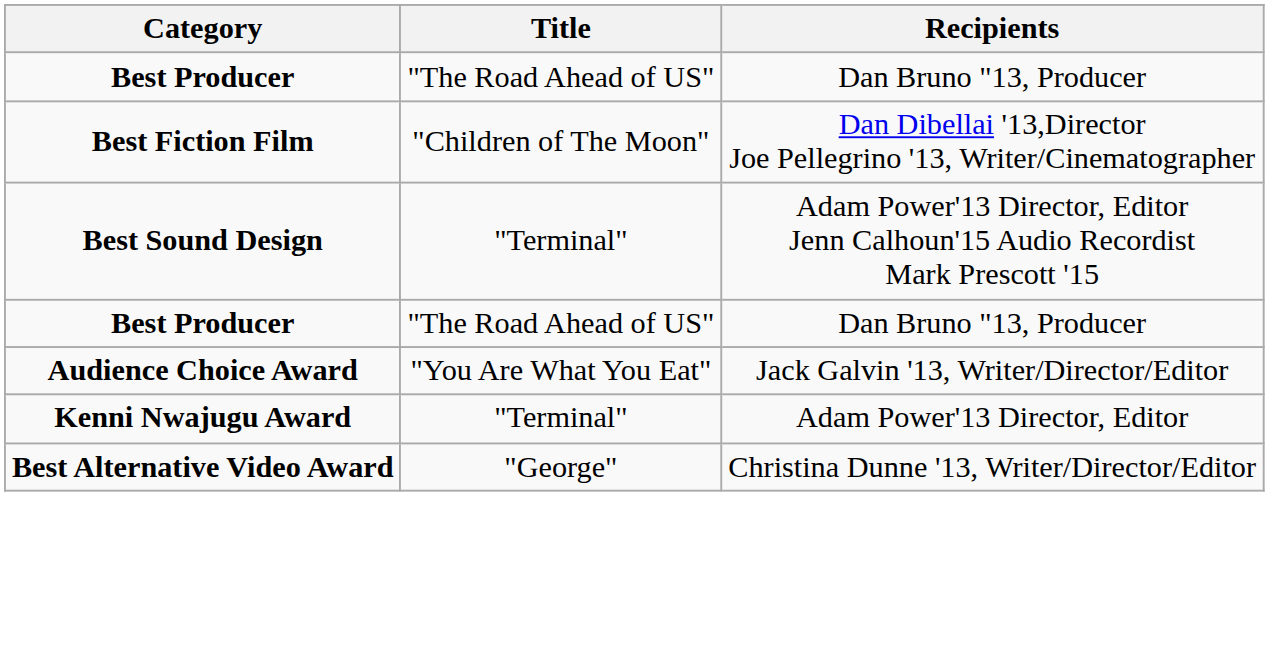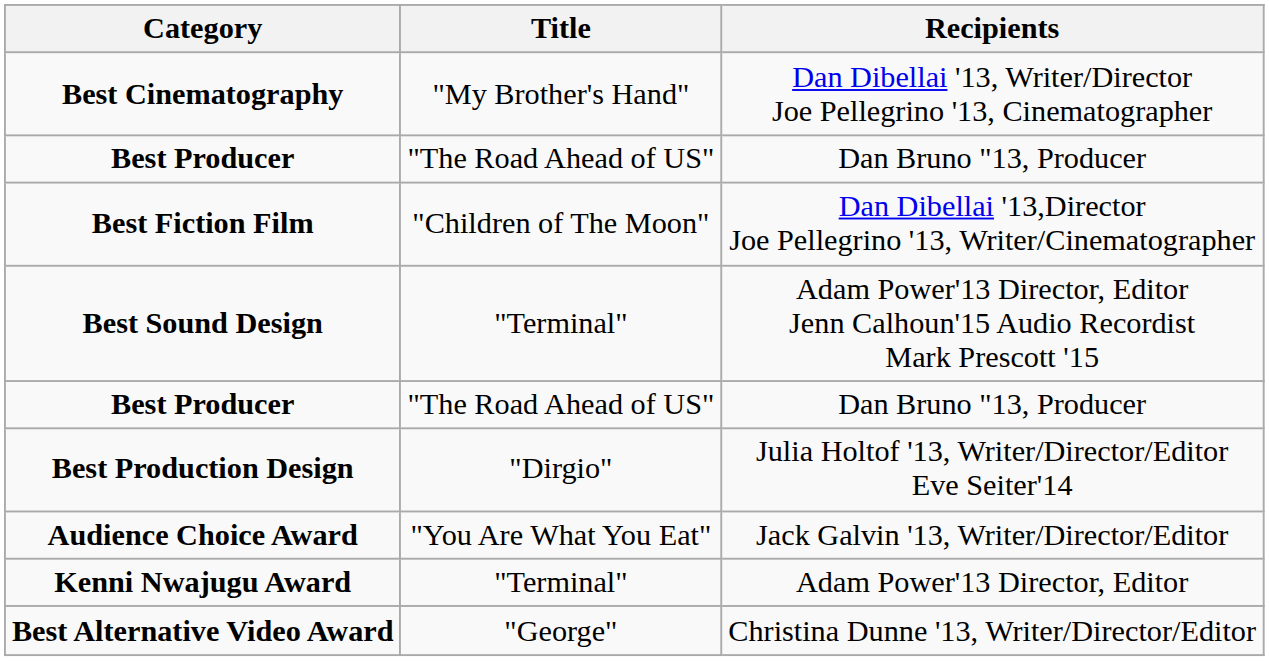+ row: (203, 93)
+ row: (203, 469)
